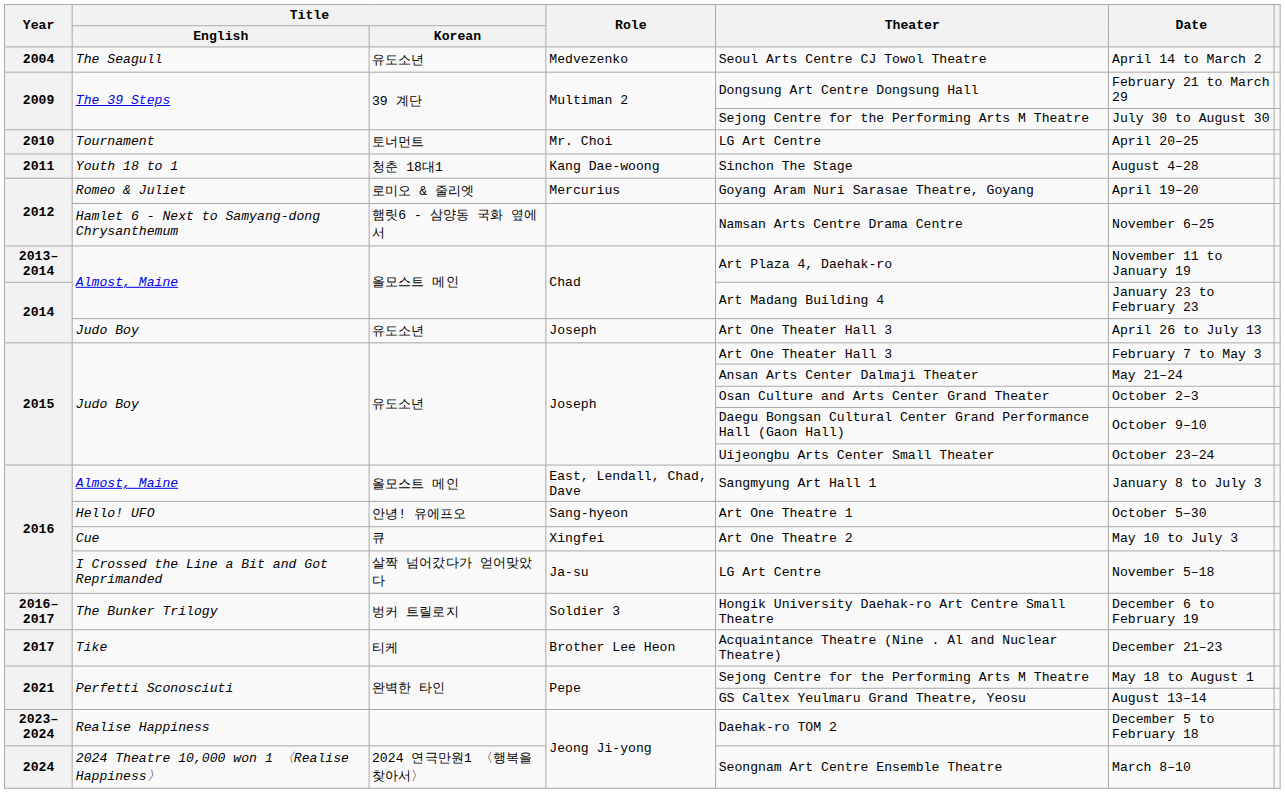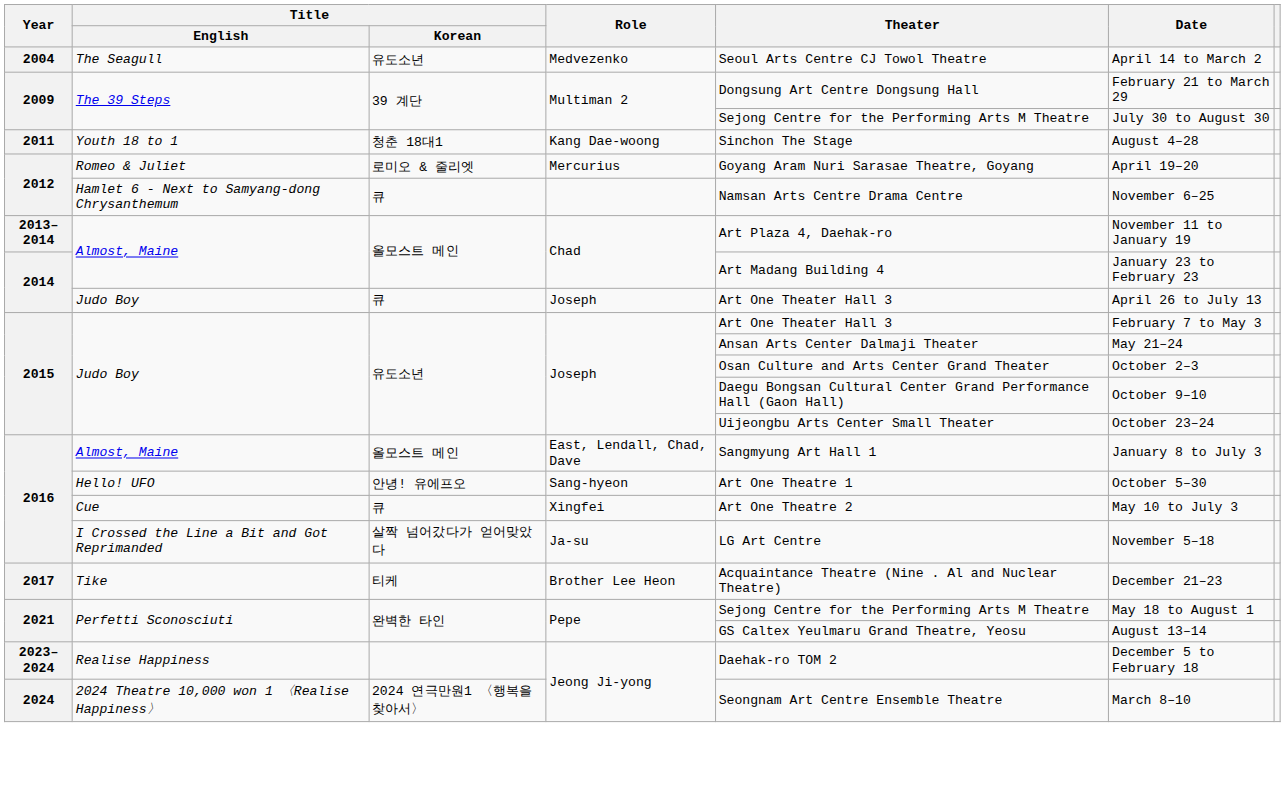- row: (39, 142)
(455, 225) 햄릿6 - 삼양동 국화 옆에서 -> (379, 197) 큐
(398, 331) 유도소년 -> (379, 301) 큐
- row: (39, 612)
